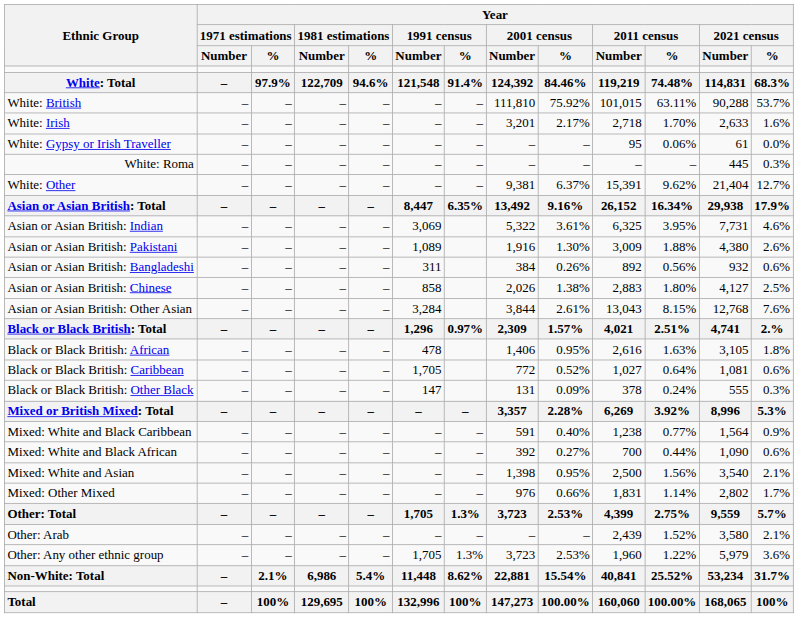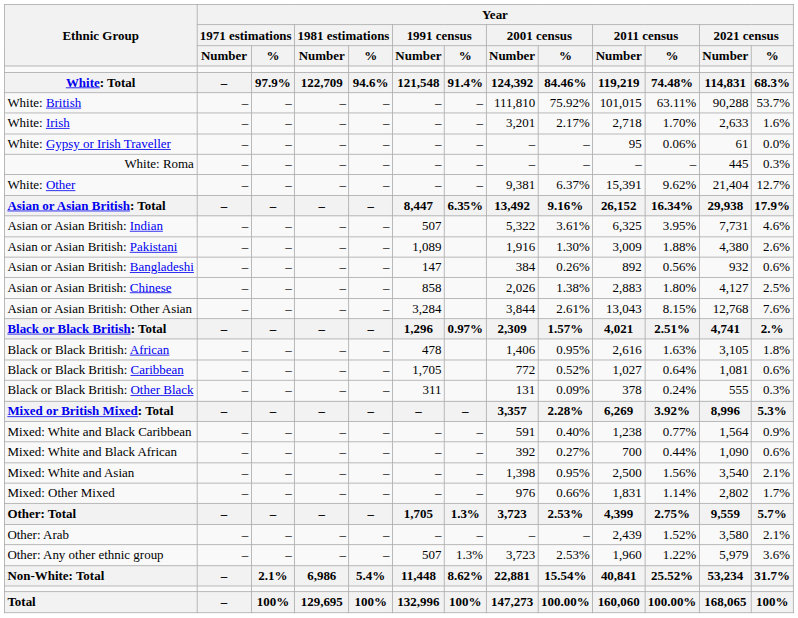(427, 226) 3,069 -> (432, 226) 507
(432, 267) 311 -> (432, 267) 147
(432, 390) 147 -> (432, 390) 311
(427, 555) 1,705 -> (432, 555) 507
